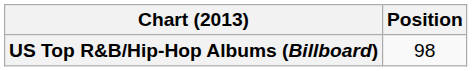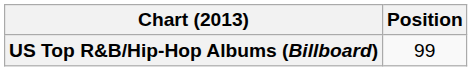(425, 50) 98 -> (425, 50) 99
